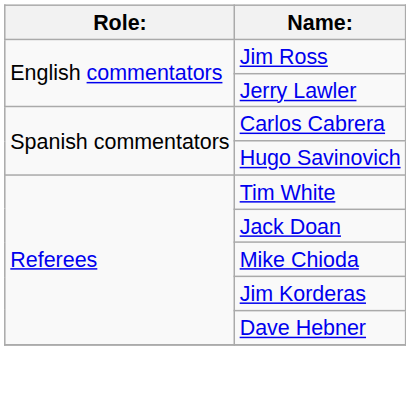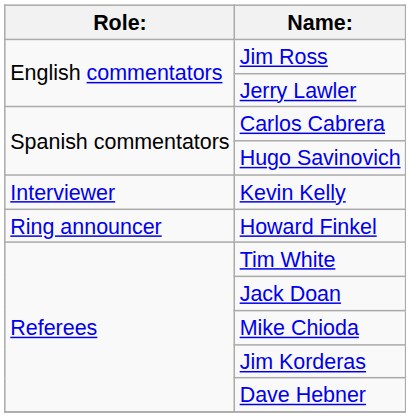+ row: (293, 192)
+ row: (308, 226)
